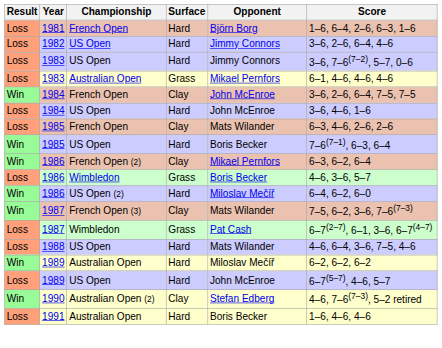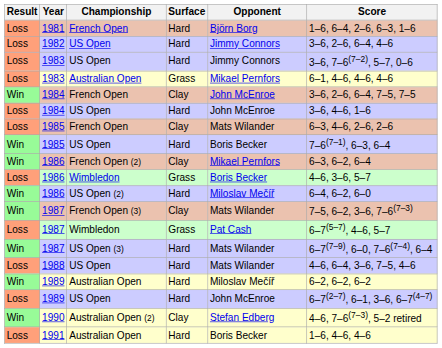(371, 229) 6–7(2–7), 6–1, 3–6, 6–7(4–7) -> (350, 229) 6–7(5–7), 4–6, 5–7
+ row: (53, 248)
(350, 280) 6–7(5–7), 4–6, 5–7 -> (371, 299) 6–7(2–7), 6–1, 3–6, 6–7(4–7)
